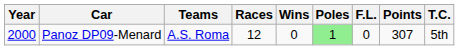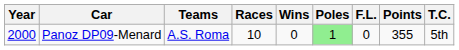(254, 34) 12 -> (254, 34) 10
(402, 34) 307 -> (402, 34) 355
